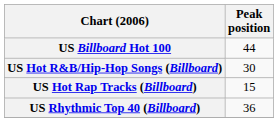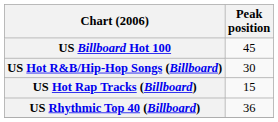(249, 48) 44 -> (249, 48) 45
